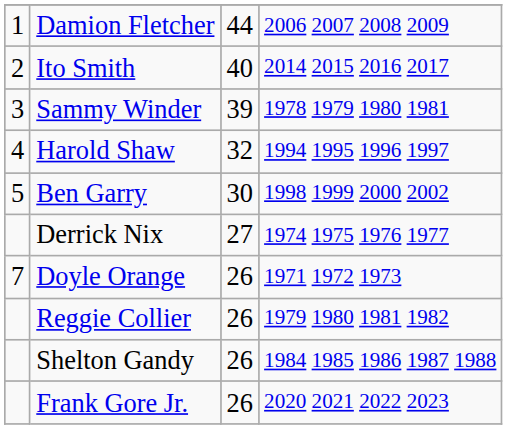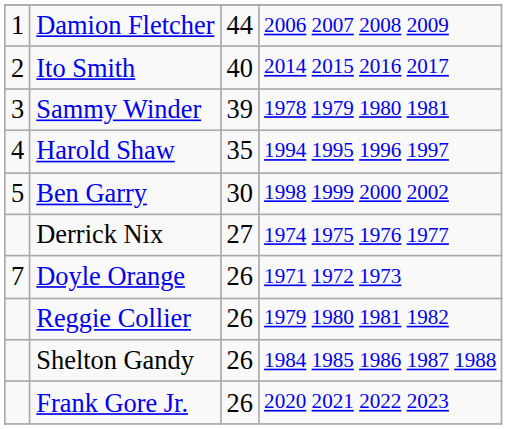(240, 151) 32 -> (240, 151) 35
